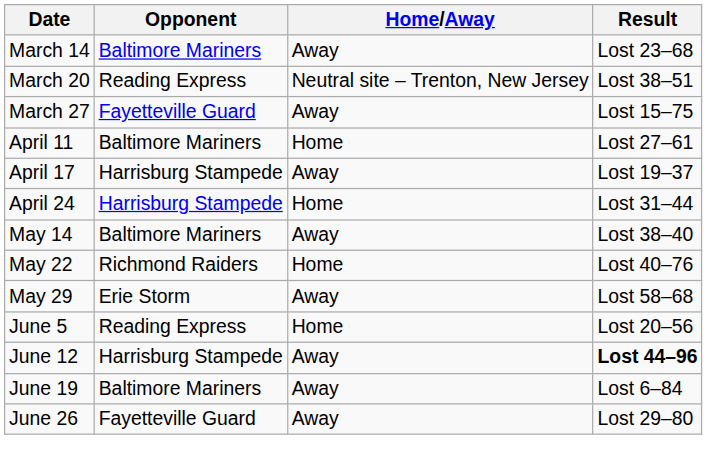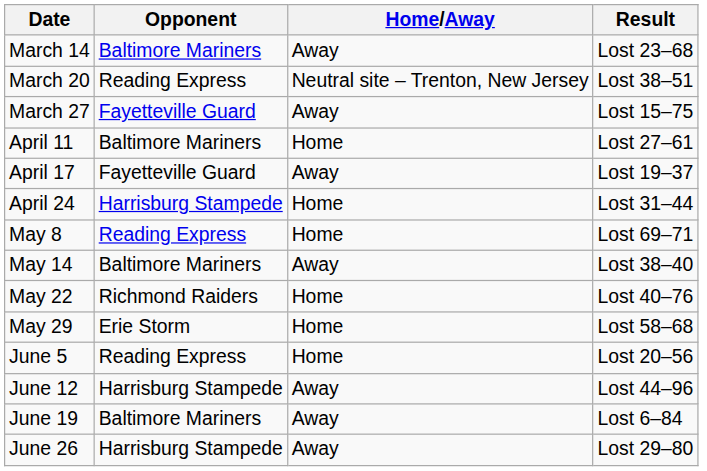(191, 173) Harrisburg Stampede -> (177, 173) Fayetteville Guard
+ row: (35, 234)
(315, 296) Away -> (317, 326) Home
(648, 357) bold -> (645, 388) normal
(177, 419) Fayetteville Guard -> (191, 449) Harrisburg Stampede
